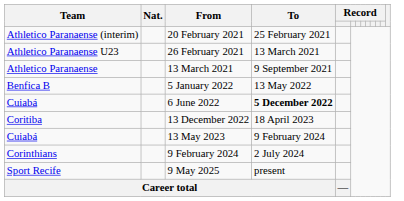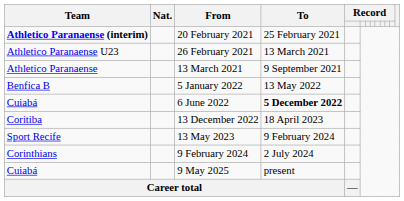(73, 34) normal -> (77, 34) bold
(22, 136) Cuiabá -> (34, 136) Sport Recife
(34, 170) Sport Recife -> (22, 170) Cuiabá
